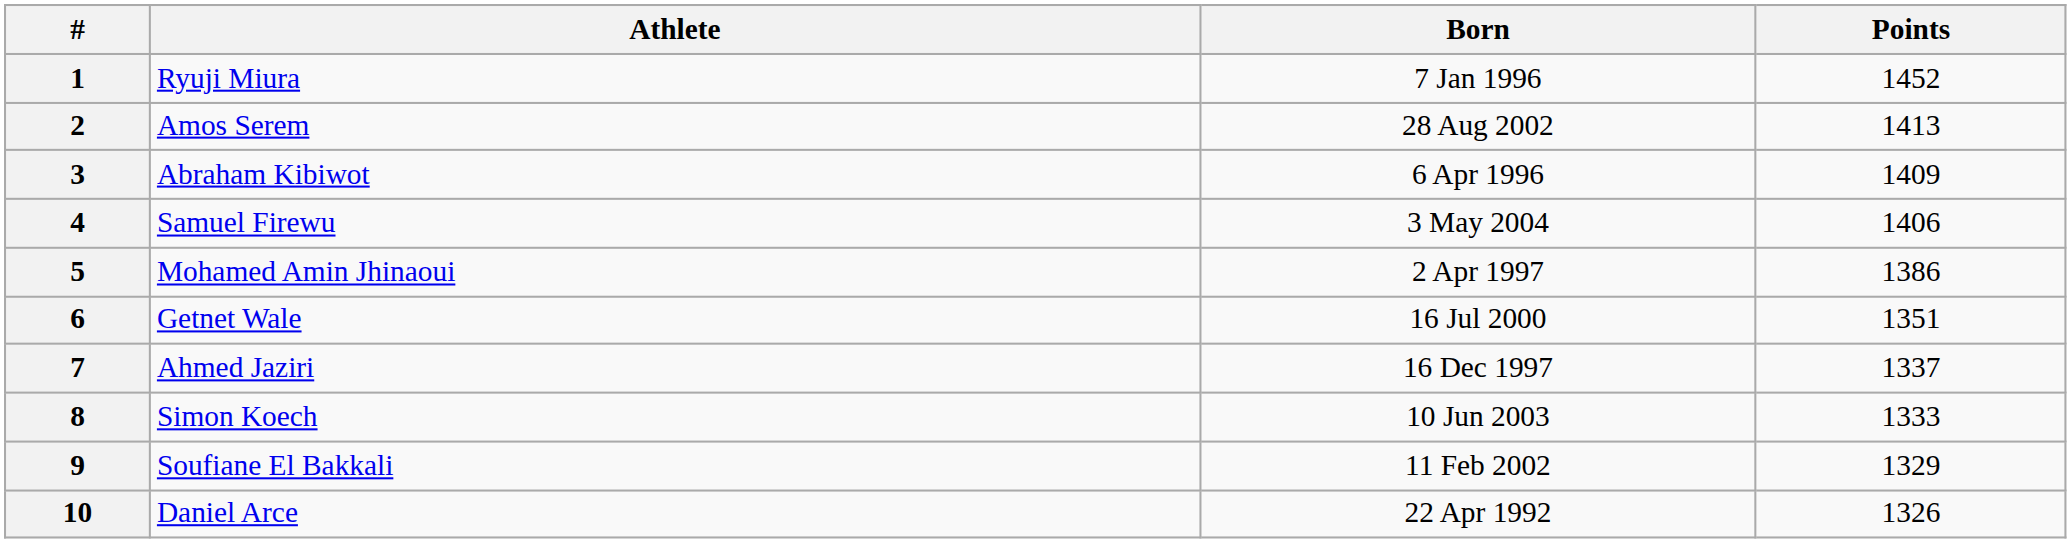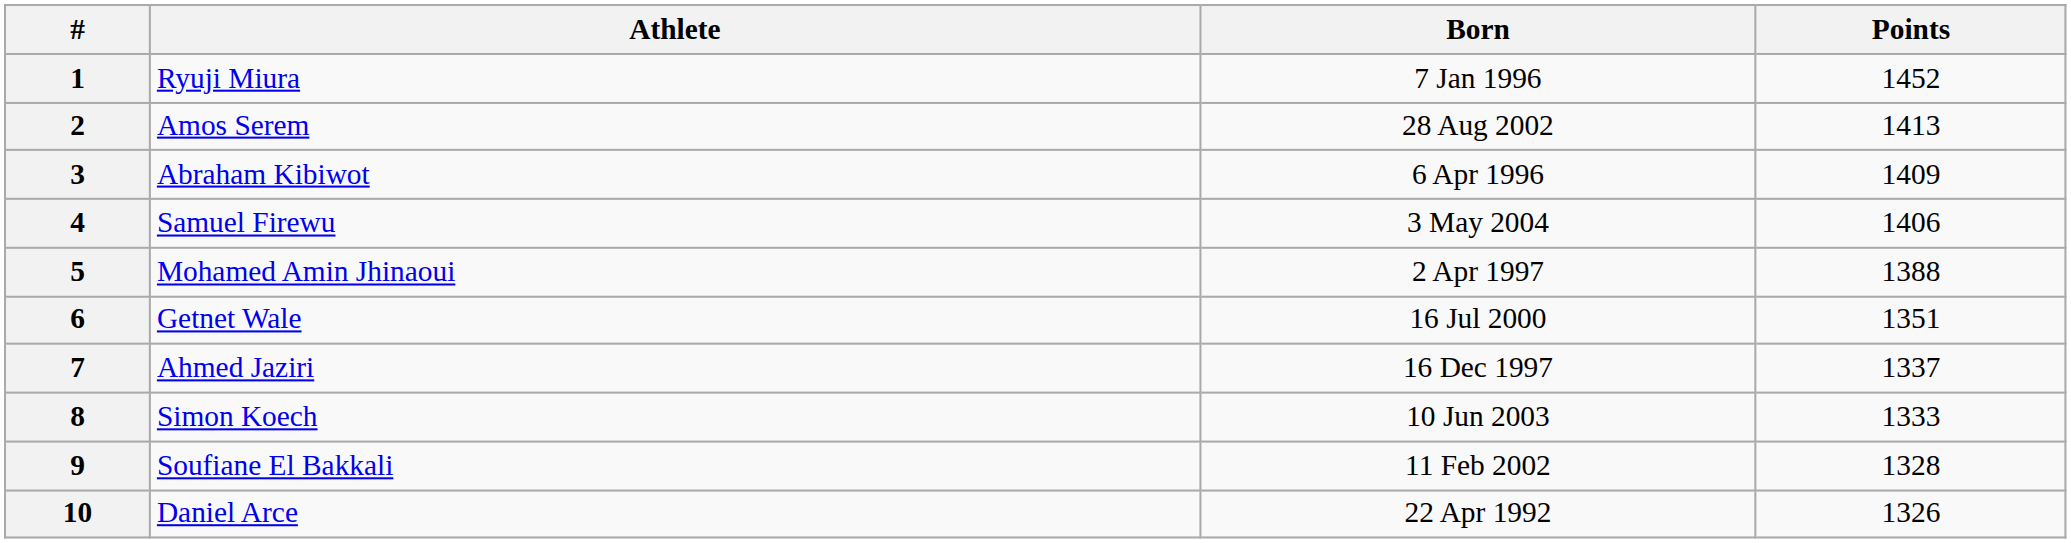(1911, 271) 1386 -> (1911, 271) 1388
(1911, 465) 1329 -> (1911, 465) 1328
